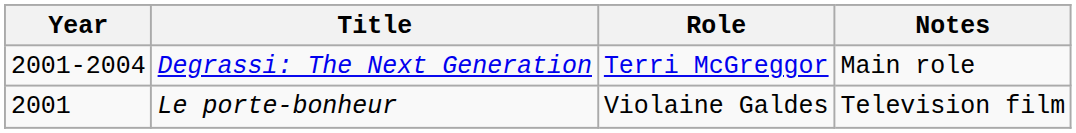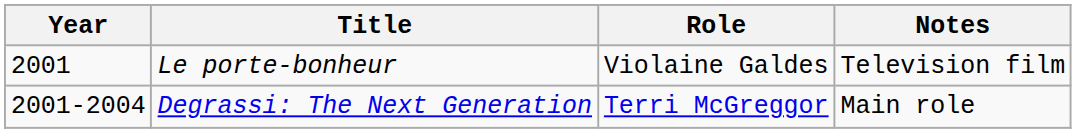rows swapped: (277, 107) <-> (375, 66)
